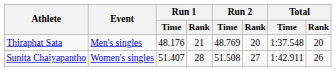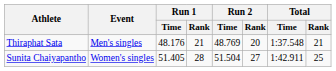(319, 43) 20 -> (319, 43) 21
(171, 58) 51.407 -> (171, 58) 51.405
(227, 58) 51.508 -> (227, 58) 51.504
(319, 58) 26 -> (319, 58) 25
